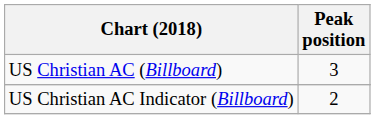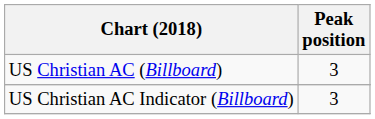(334, 98) 2 -> (334, 98) 3
